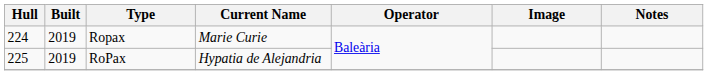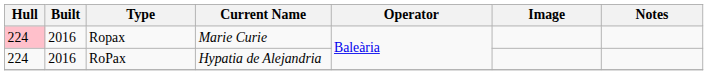(18, 37) no background -> (18, 37) pink background
(62, 37) 2019 -> (62, 37) 2016
(18, 59) 225 -> (18, 59) 224
(62, 59) 2019 -> (62, 59) 2016
